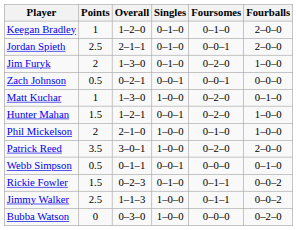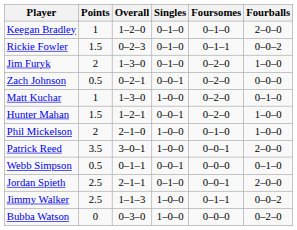rows swapped: (37, 183) <-> (36, 47)
(216, 81) 0–0–1 -> (216, 81) 0–2–0
(216, 149) 0–2–0 -> (216, 149) 0–0–1
